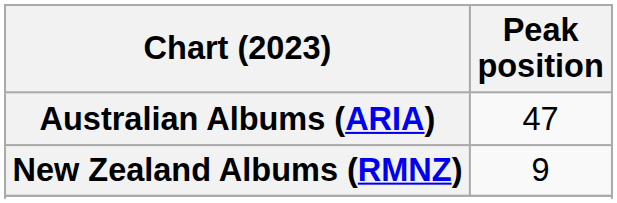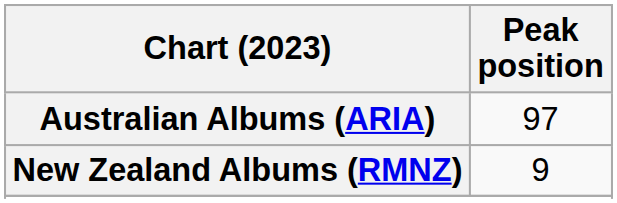(541, 118) 47 -> (541, 118) 97
